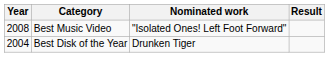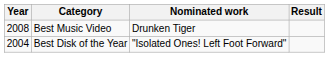(209, 28) "Isolated Ones! Left Foot Forward" -> (164, 28) Drunken Tiger
(164, 44) Drunken Tiger -> (209, 44) "Isolated Ones! Left Foot Forward"
